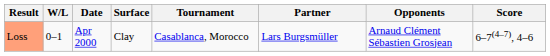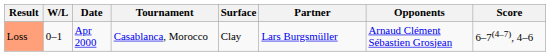columns swapped: (205, 13) <-> (132, 13)
